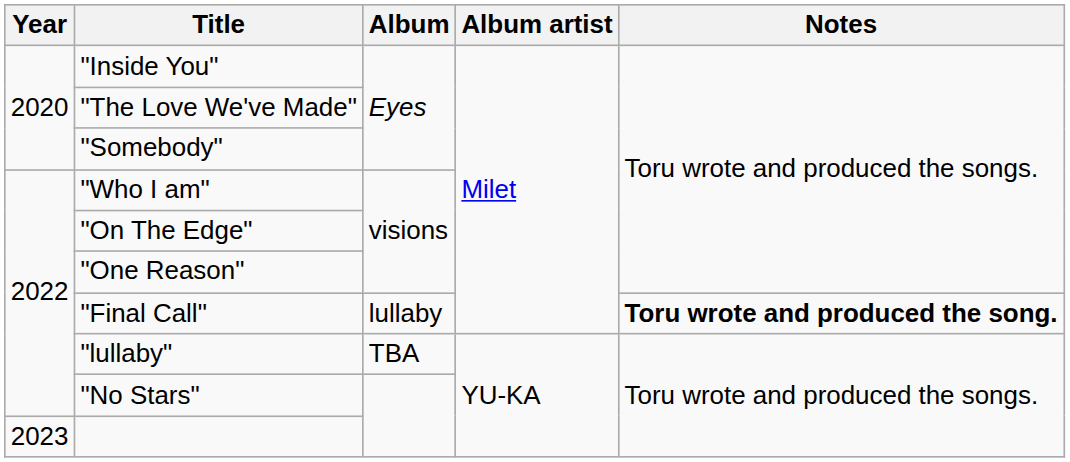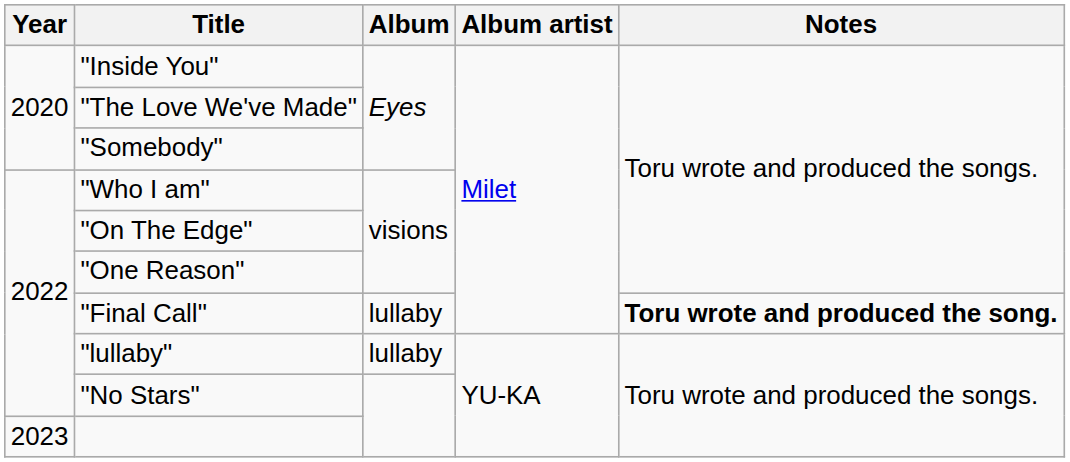(394, 353) TBA -> (406, 353) lullaby
